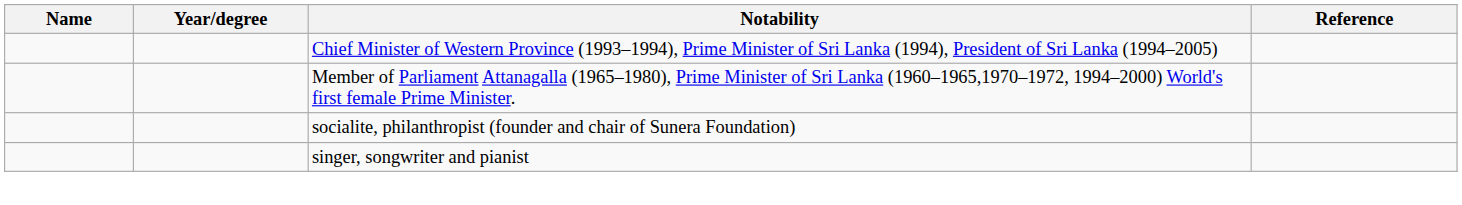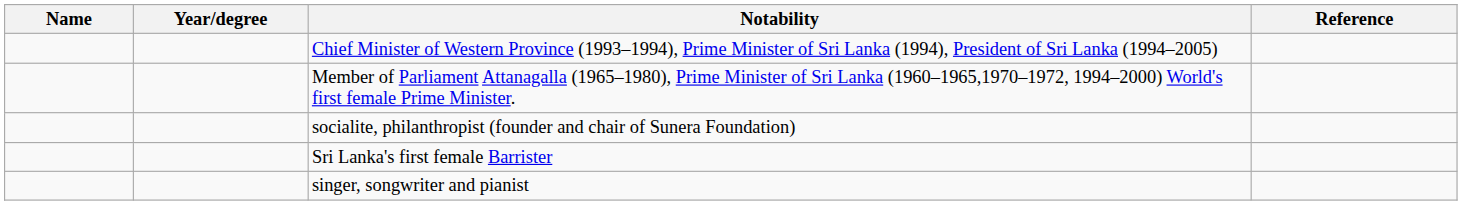+ row: (432, 156)
